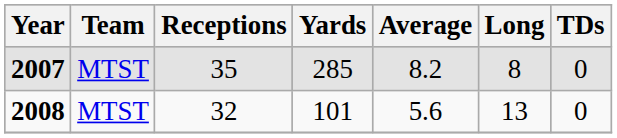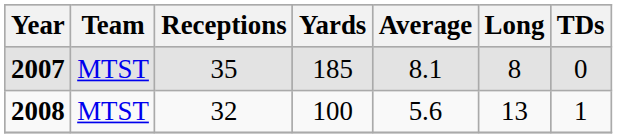(333, 68) 285 -> (333, 68) 185
(425, 68) 8.2 -> (425, 68) 8.1
(333, 111) 101 -> (333, 111) 100
(581, 111) 0 -> (581, 111) 1
